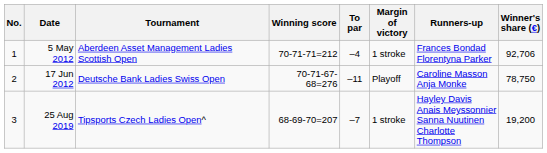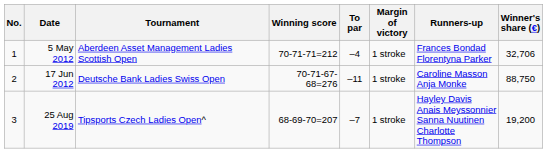(520, 53) 92,706 -> (520, 53) 32,706
(386, 79) Playoff -> (389, 79) 1 stroke
(520, 79) 78,750 -> (520, 79) 88,750
